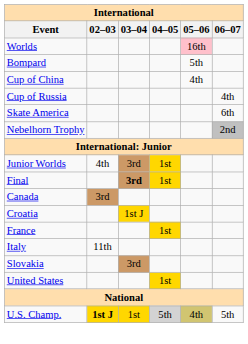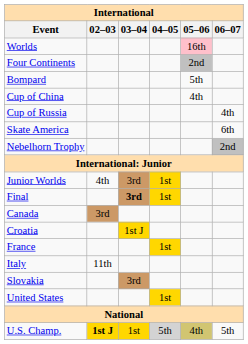+ row: (41, 63)
